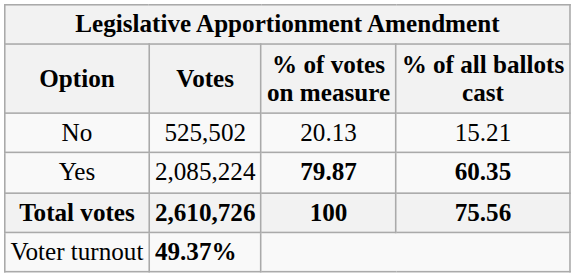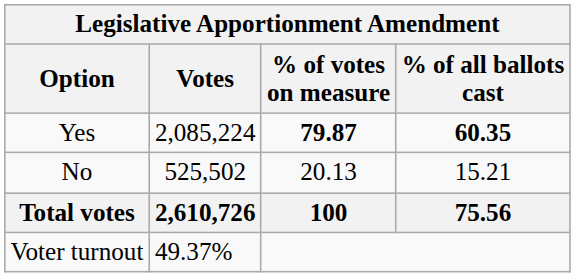rows swapped: (77, 172) <-> (77, 132)
(196, 251) bold -> (194, 251) normal
